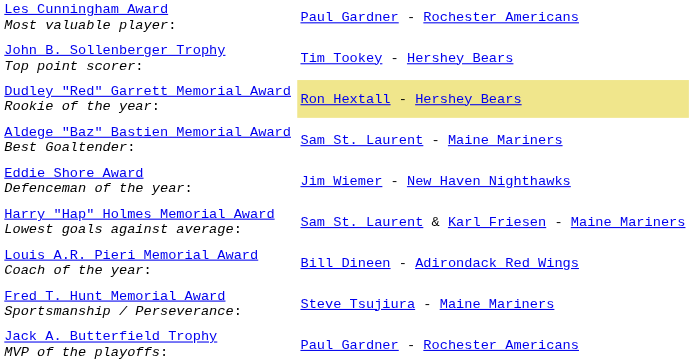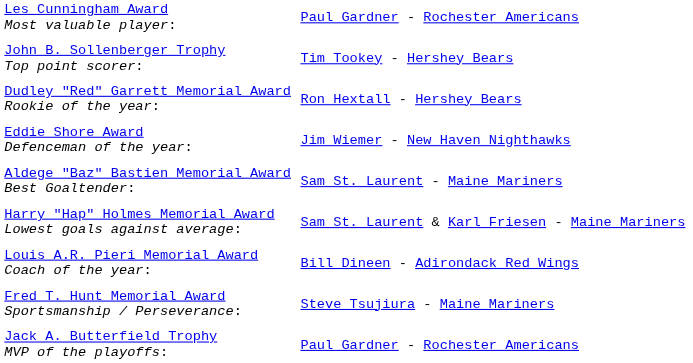(411, 99) khaki background -> (411, 99) no background
rows swapped: (99, 181) <-> (148, 140)
